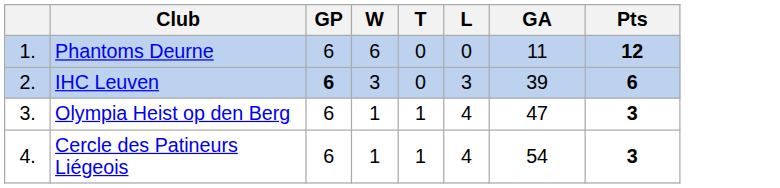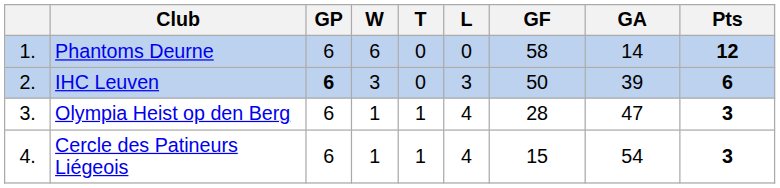+ column: (537, 20)
(537, 51) 11 -> (632, 51) 14
